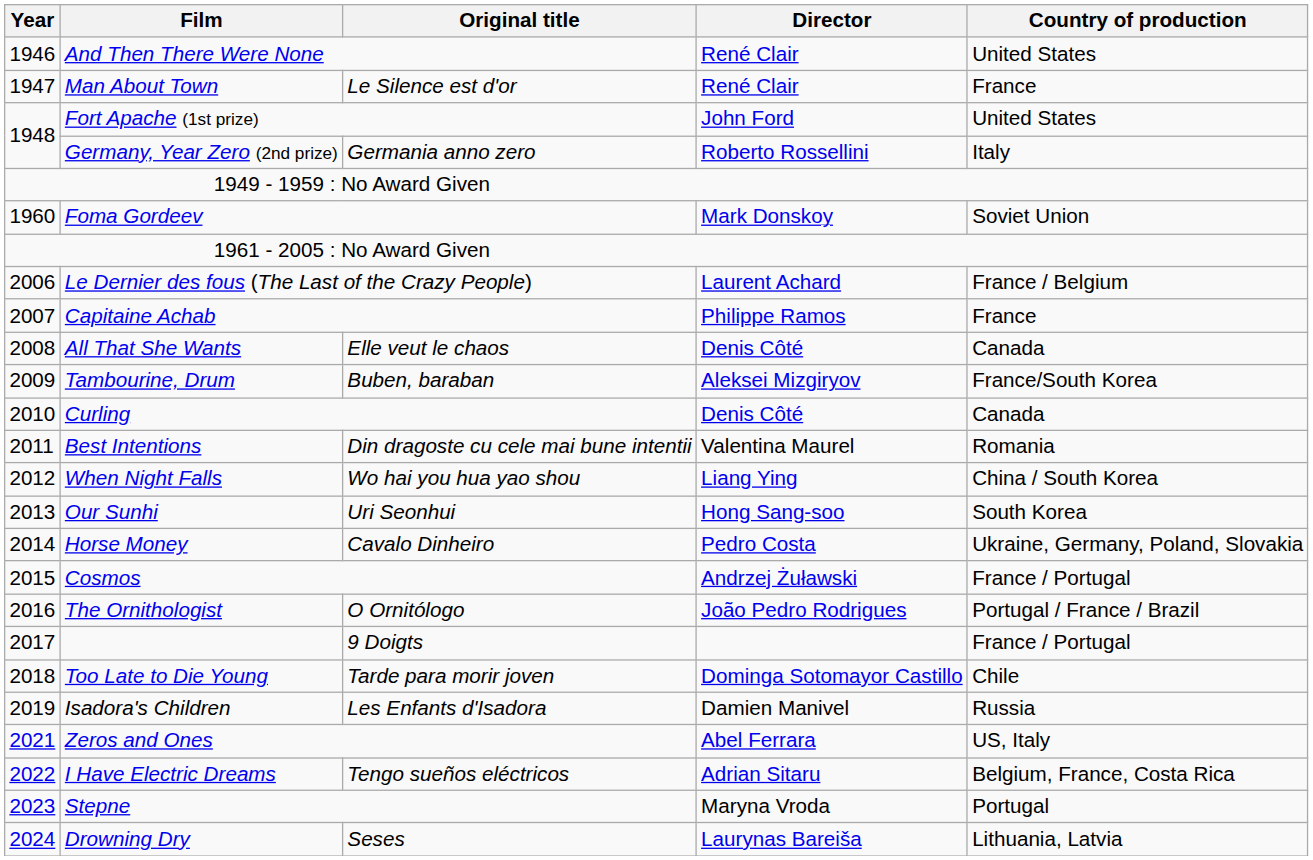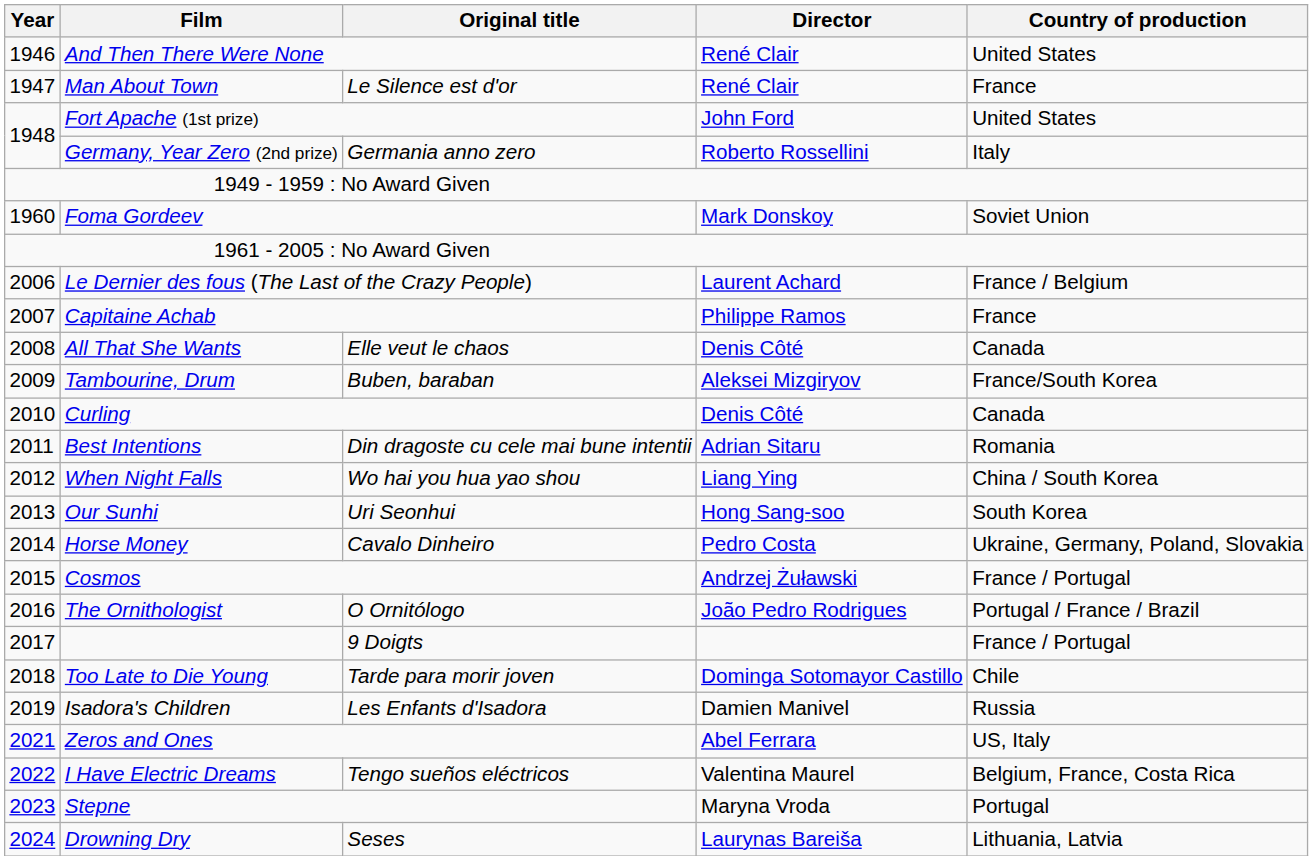(778, 446) Valentina Maurel -> (761, 446) Adrian Sitaru
(761, 773) Adrian Sitaru -> (778, 773) Valentina Maurel
